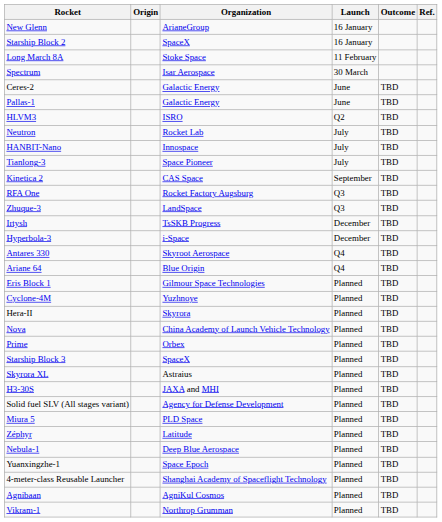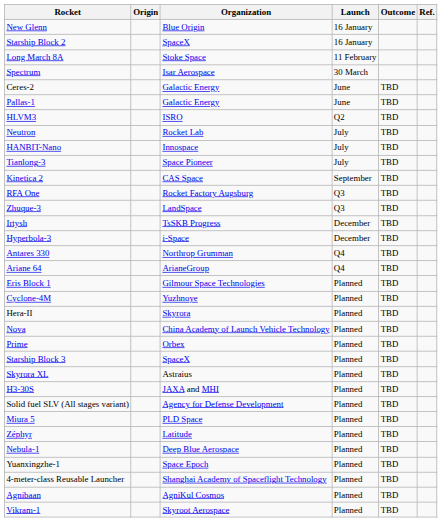(186, 27) ArianeGroup -> (183, 27) Blue Origin
(196, 253) Skyroot Aerospace -> (198, 253) Northrop Grumman
(183, 268) Blue Origin -> (186, 268) ArianeGroup
(198, 509) Northrop Grumman -> (196, 509) Skyroot Aerospace
